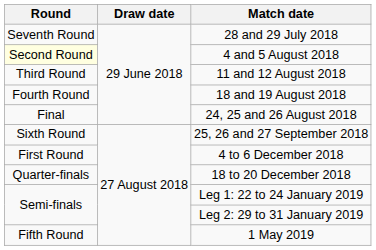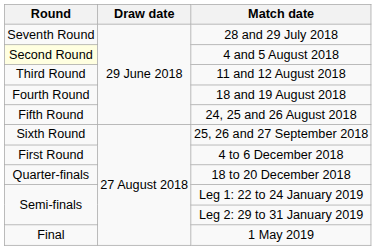(51, 114) Final -> (51, 114) Fifth Round
(51, 235) Fifth Round -> (51, 235) Final
